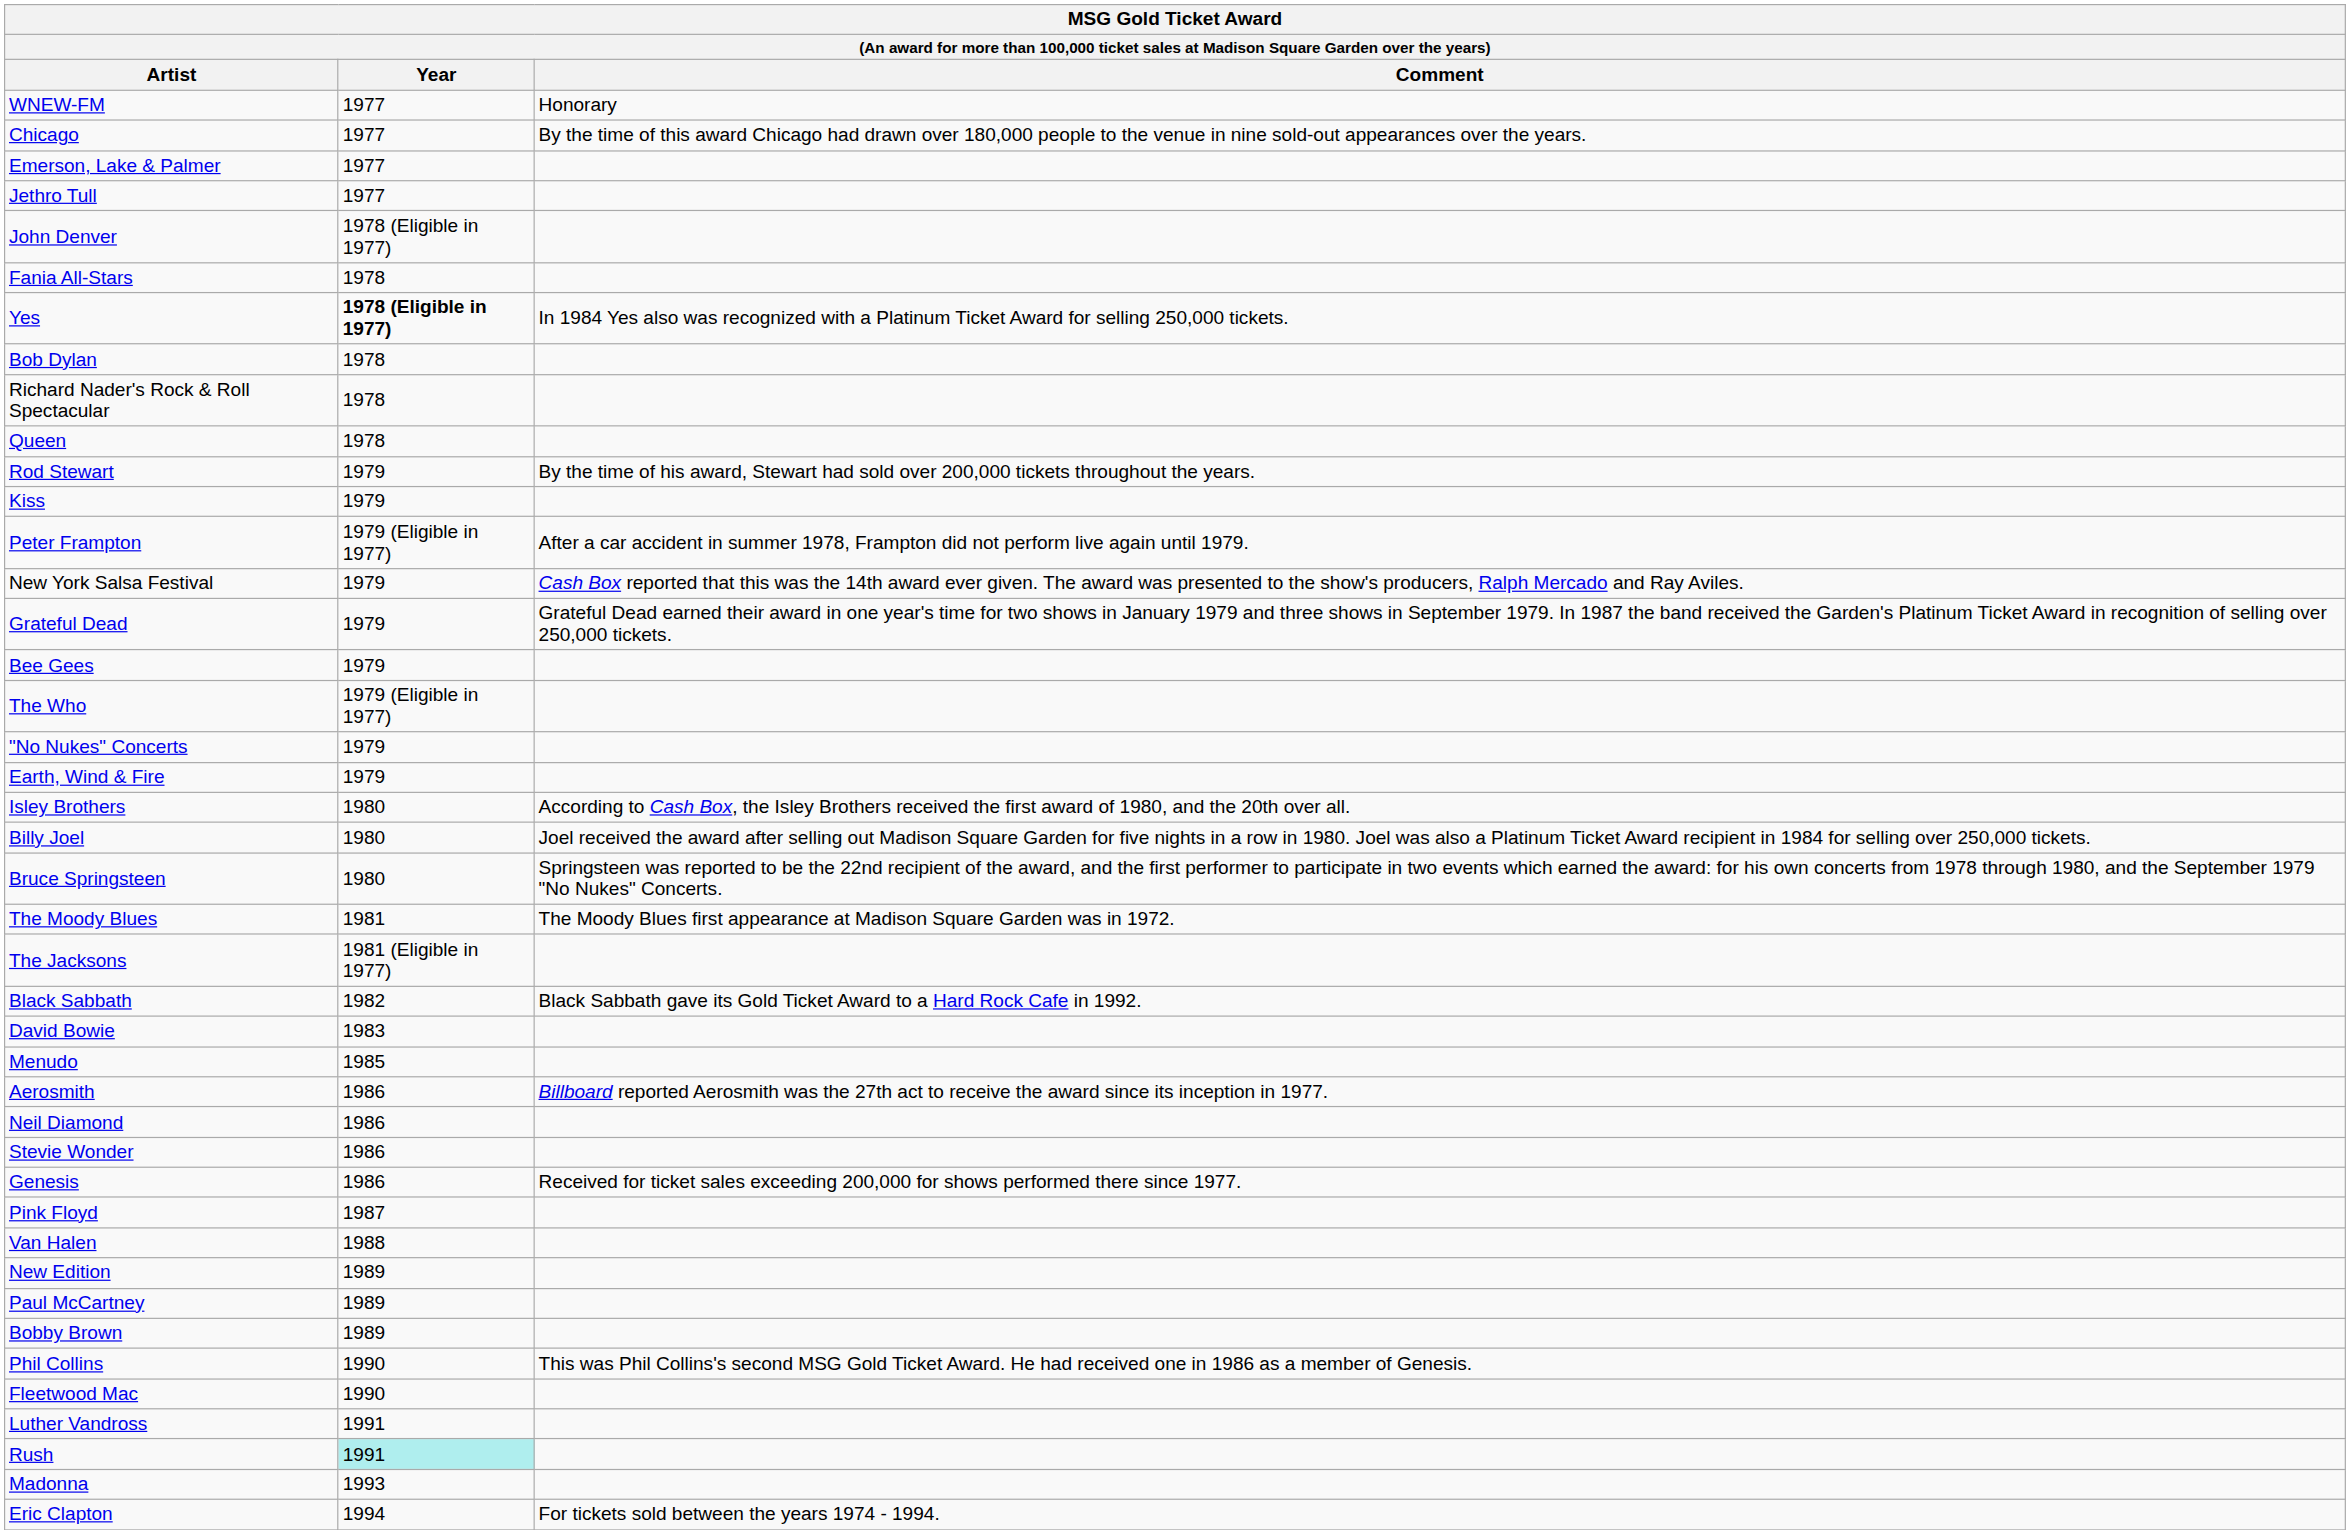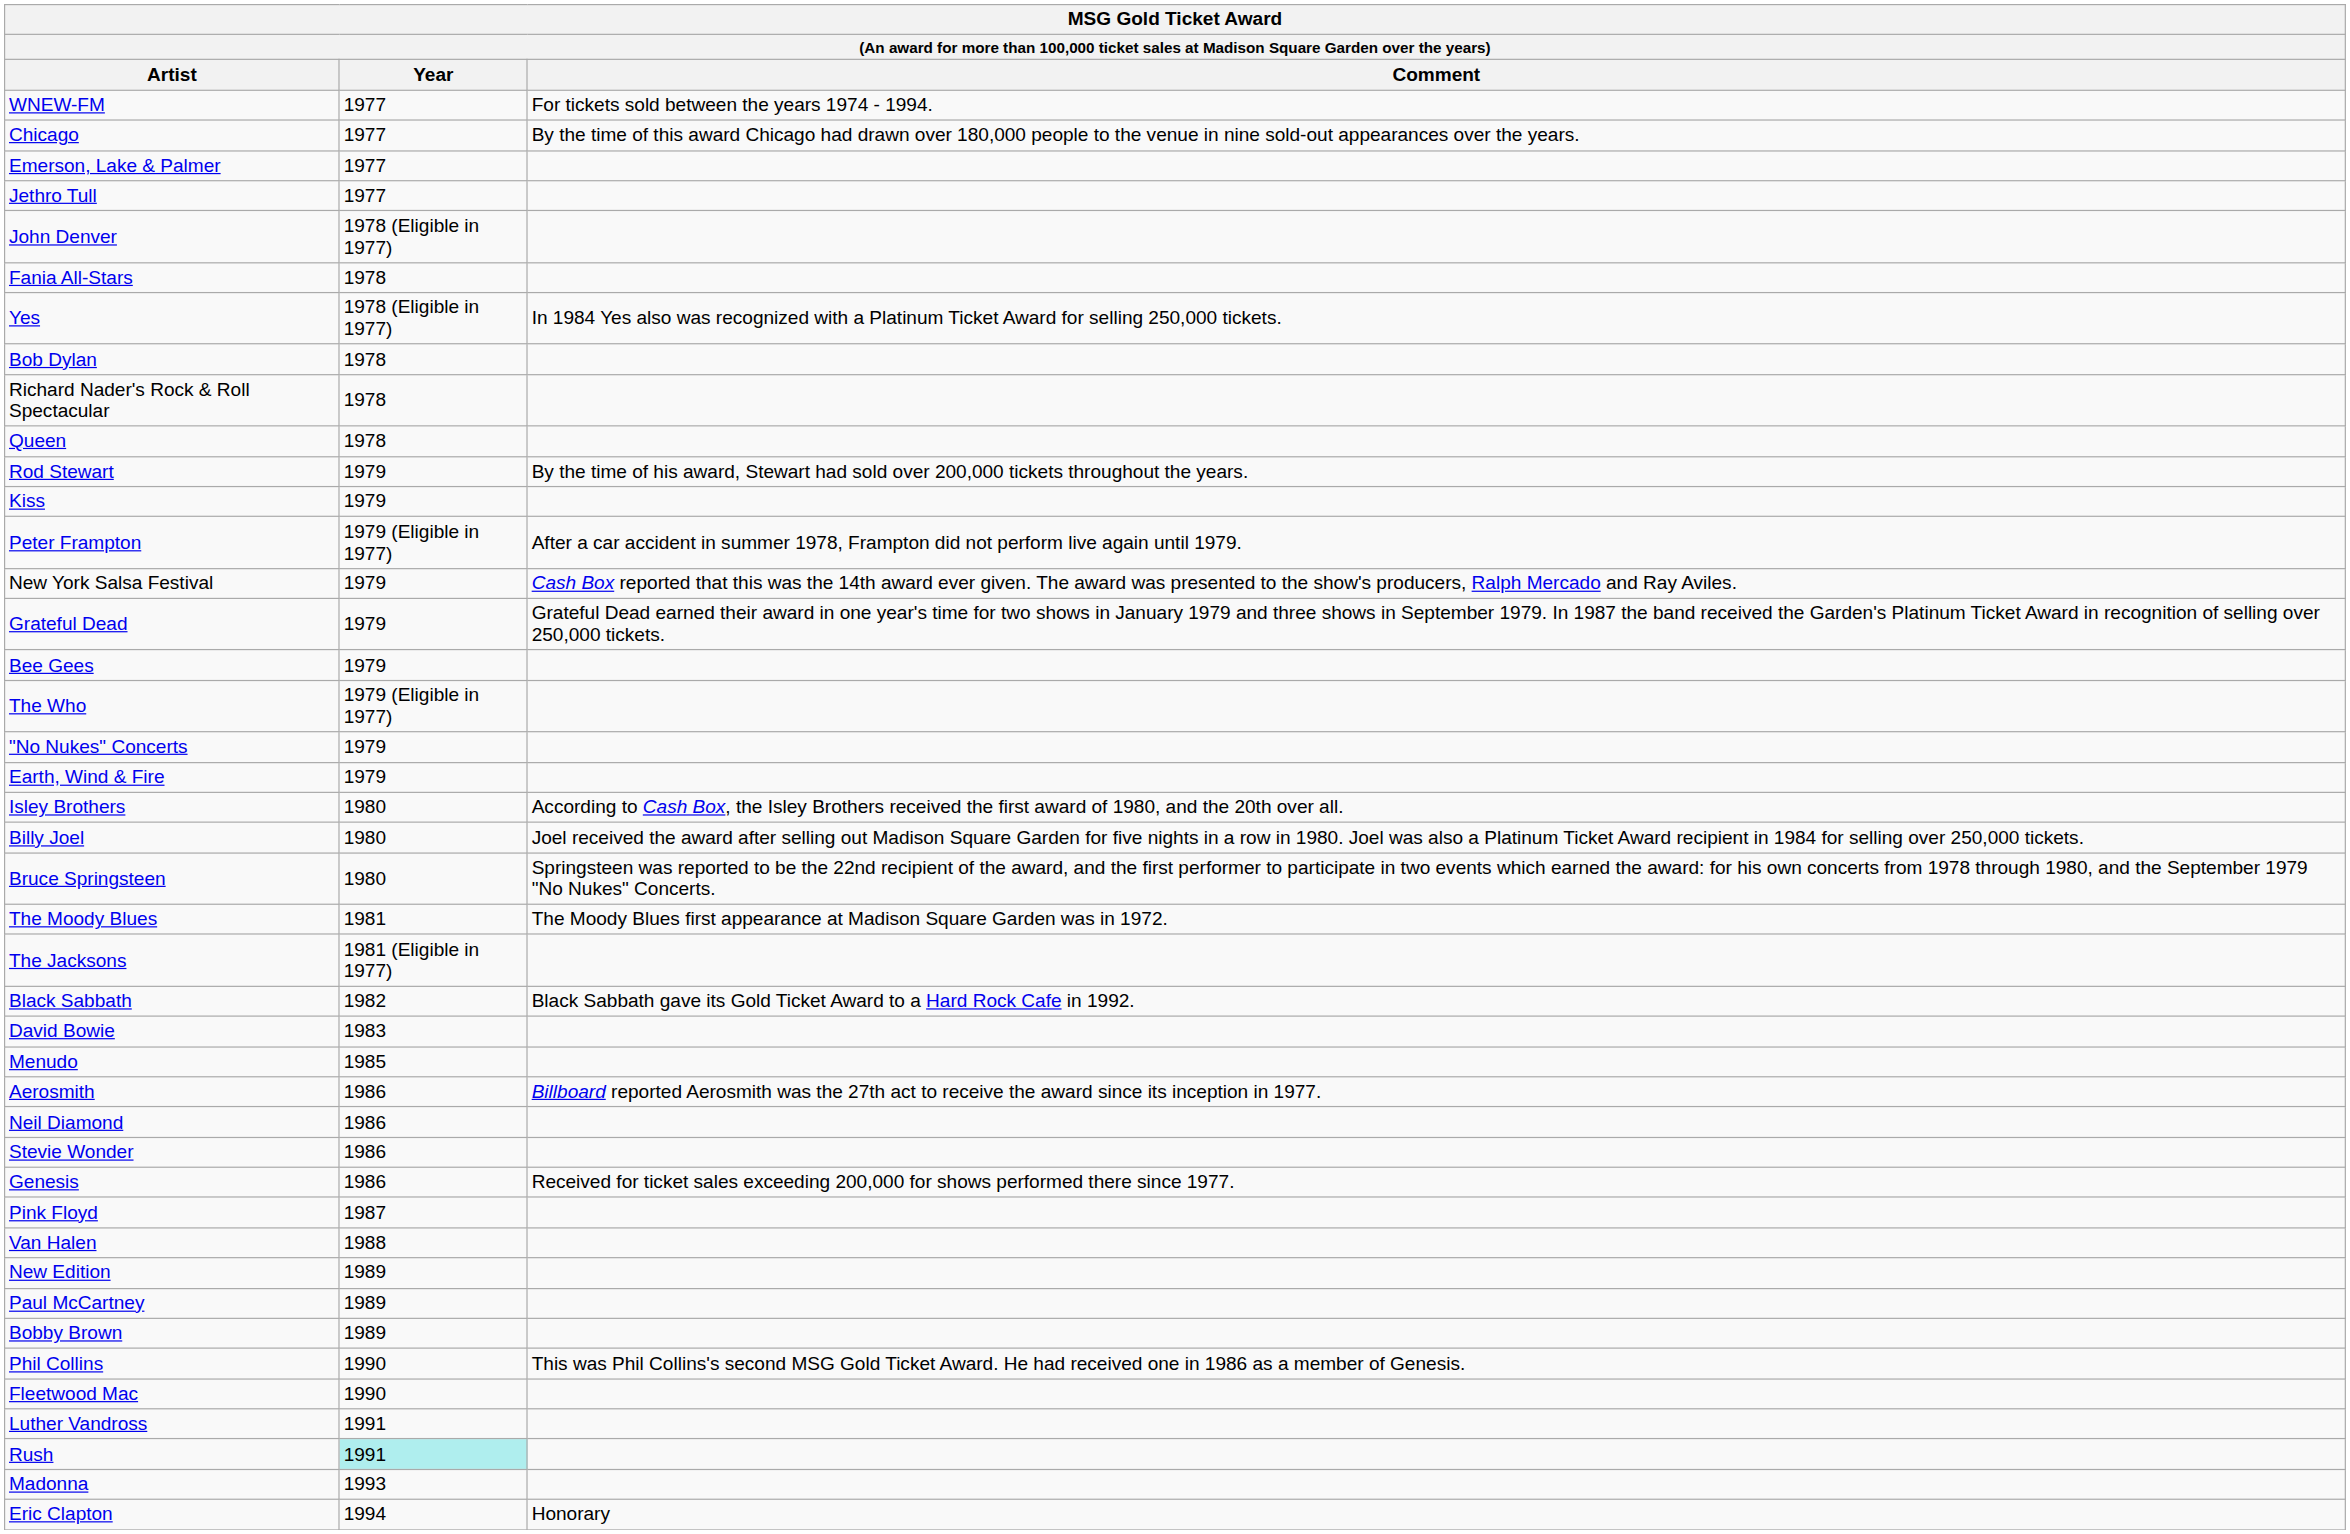(578, 105) Honorary -> (732, 105) For tickets sold between the years 1974 - 1994.
(415, 318) bold -> (411, 318) normal
(739, 1514) For tickets sold between the years 1974 - 1994. -> (571, 1514) Honorary
